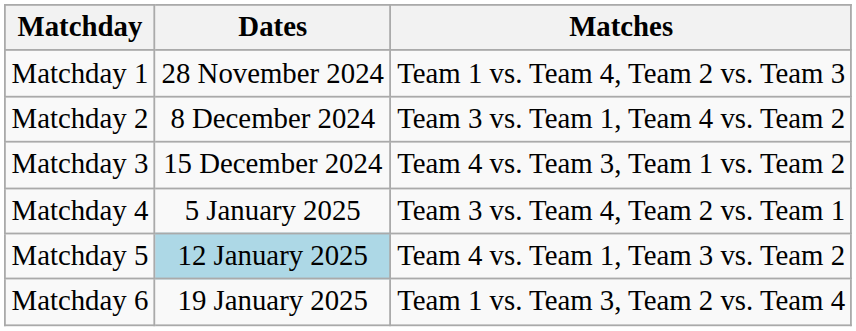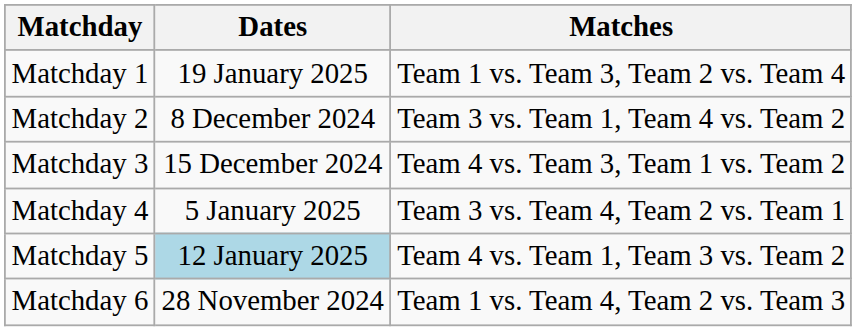(273, 73) 28 November 2024 -> (273, 73) 19 January 2025
(621, 73) Team 1 vs. Team 4, Team 2 vs. Team 3 -> (621, 73) Team 1 vs. Team 3, Team 2 vs. Team 4
(273, 301) 19 January 2025 -> (273, 301) 28 November 2024
(621, 301) Team 1 vs. Team 3, Team 2 vs. Team 4 -> (621, 301) Team 1 vs. Team 4, Team 2 vs. Team 3
